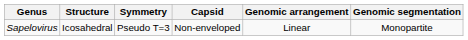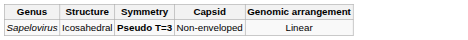- column: (407, 12)
(143, 27) normal -> (145, 27) bold
